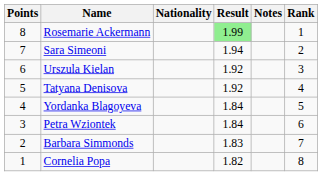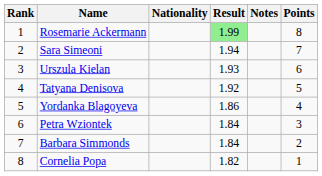columns swapped: (301, 13) <-> (23, 13)
(233, 69) 1.92 -> (229, 69) 1.93
(233, 106) 1.84 -> (229, 106) 1.86
(233, 143) 1.83 -> (229, 143) 1.84
